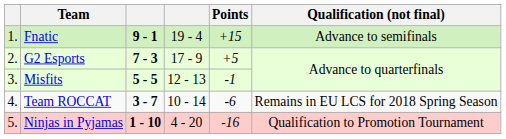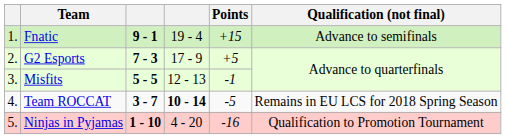(187, 101) normal -> (187, 101) bold
(230, 101) -6 -> (230, 101) -5
